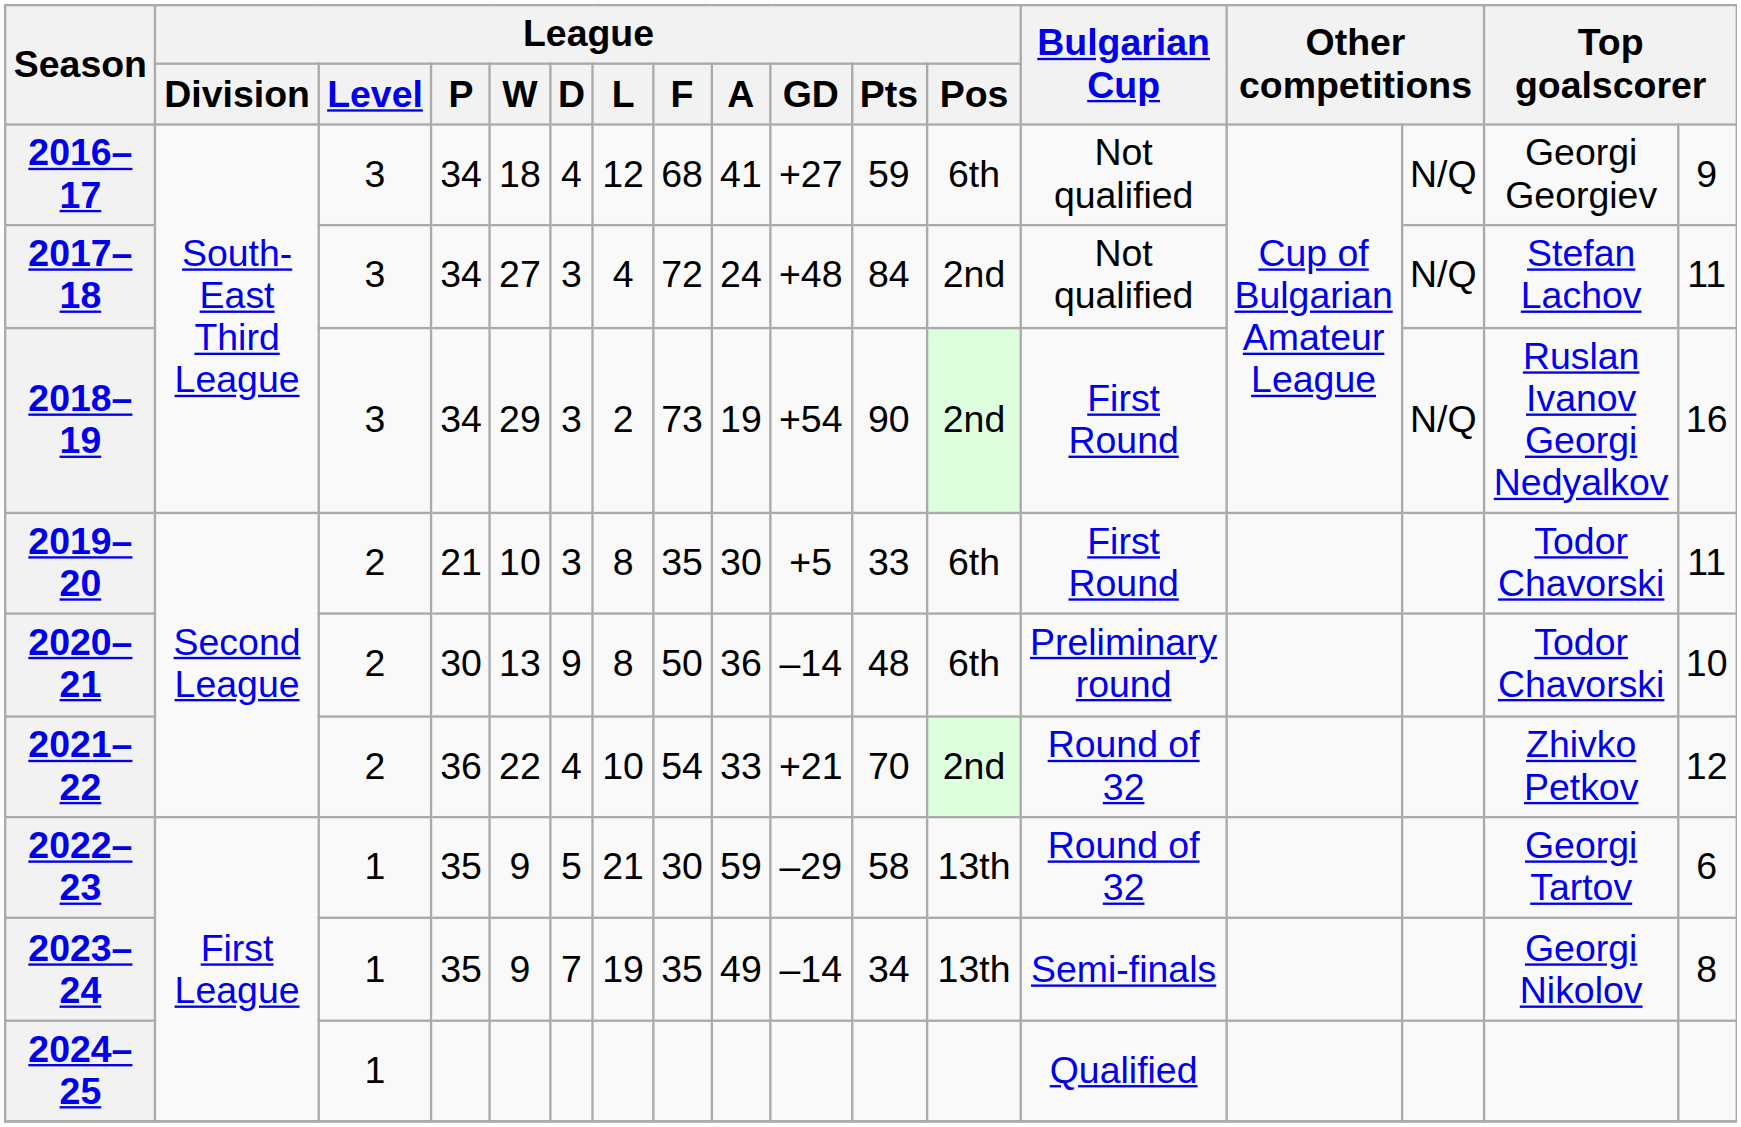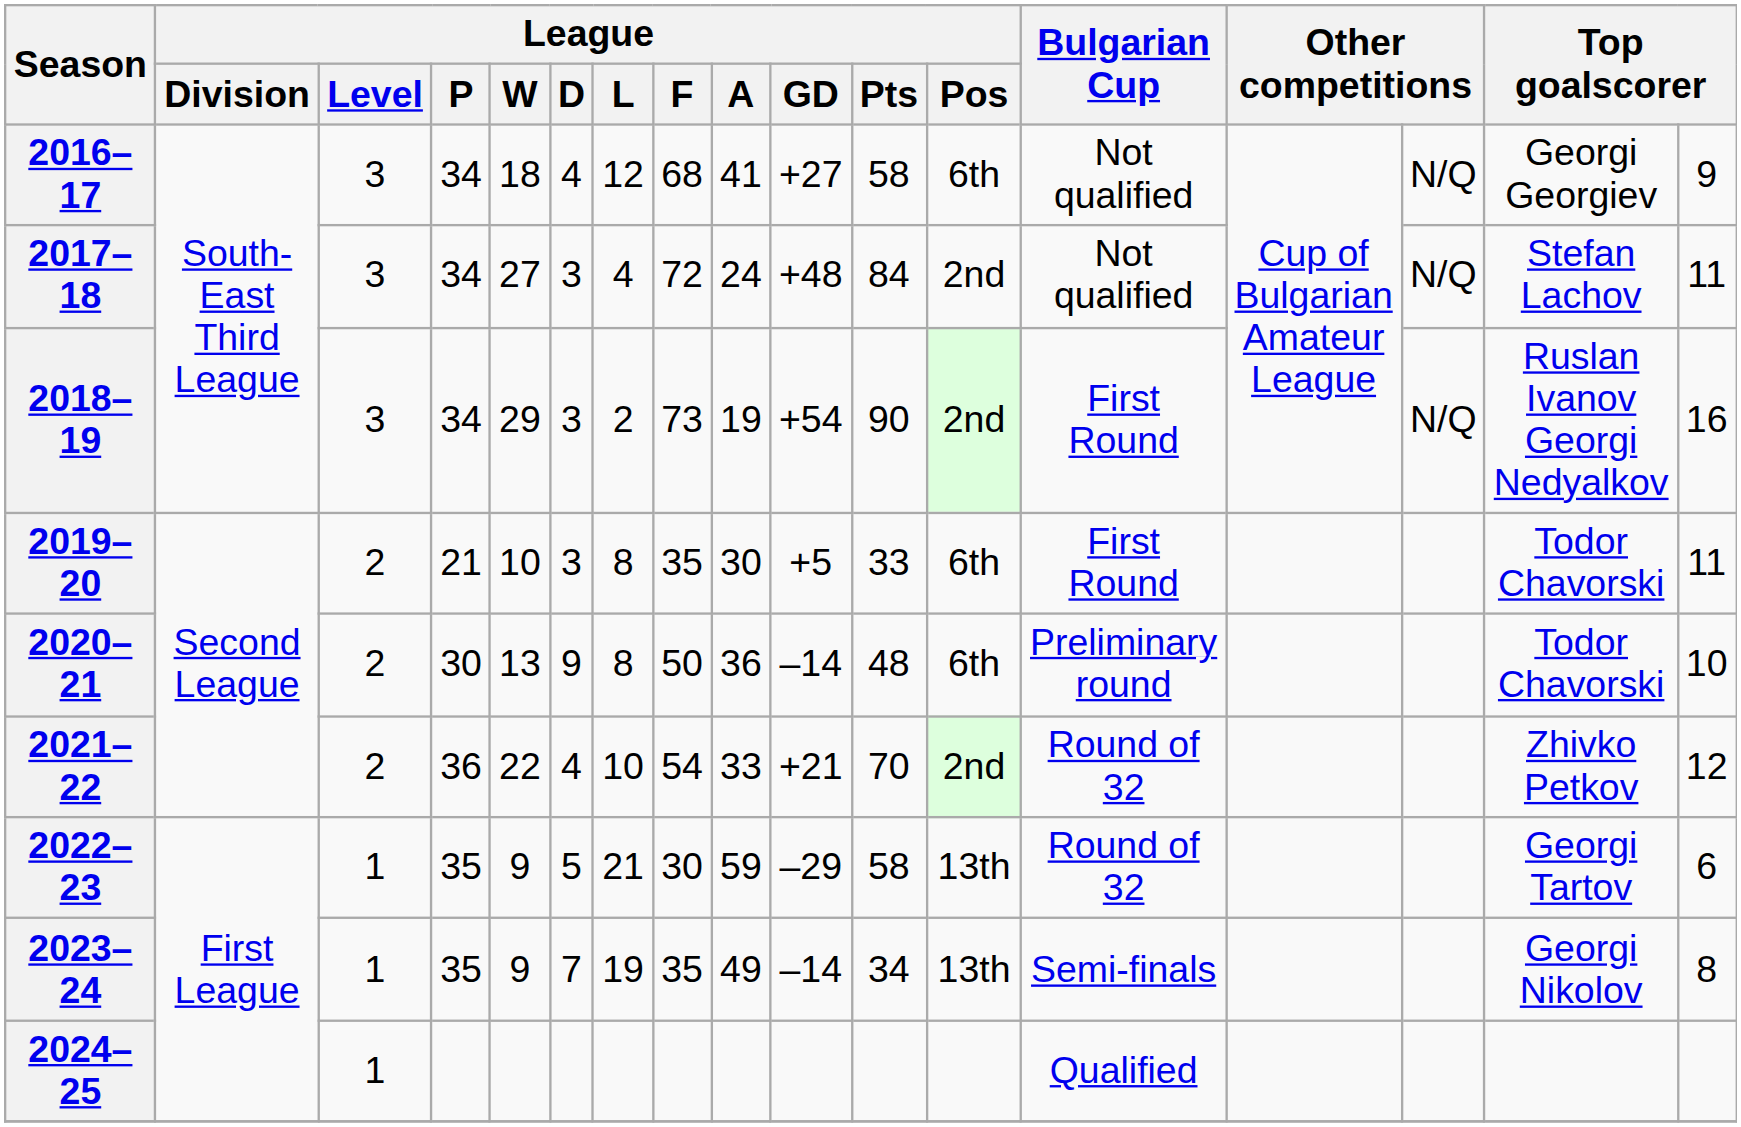(889, 174) 59 -> (889, 174) 58
